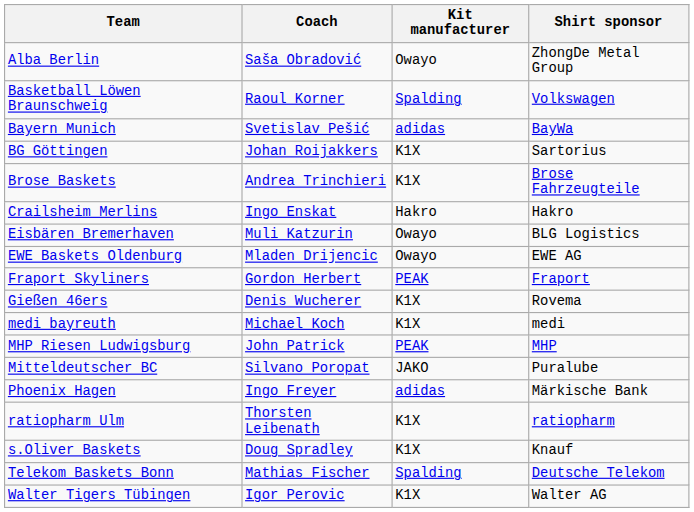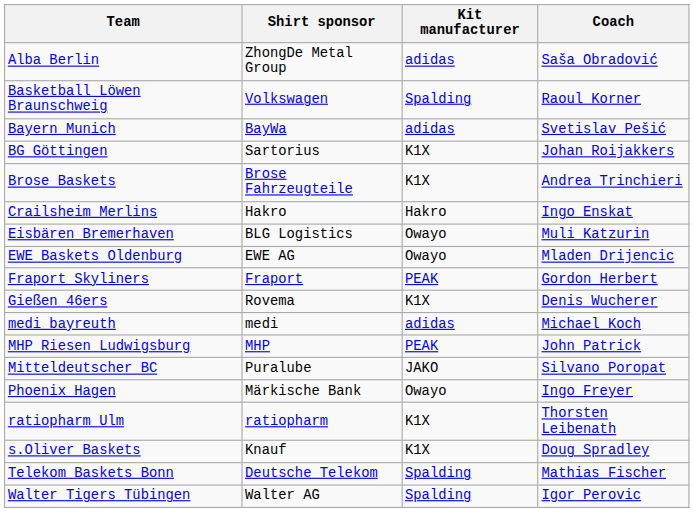columns swapped: (317, 24) <-> (608, 24)
(416, 62) Owayo -> (430, 62) adidas
(408, 324) K1X -> (430, 324) adidas
(420, 391) adidas -> (426, 391) Owayo
(408, 496) K1X -> (438, 496) Spalding
